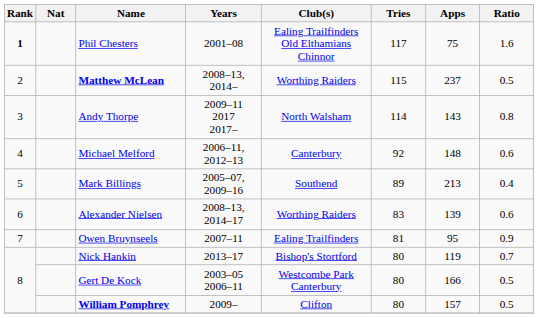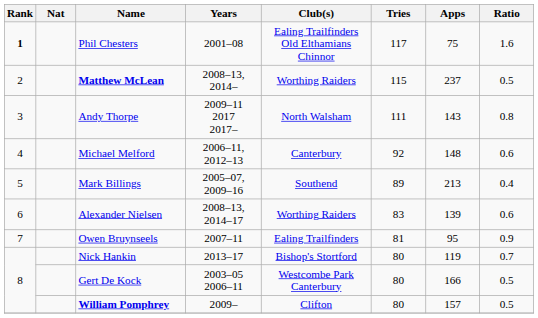(398, 117) 114 -> (398, 117) 111
